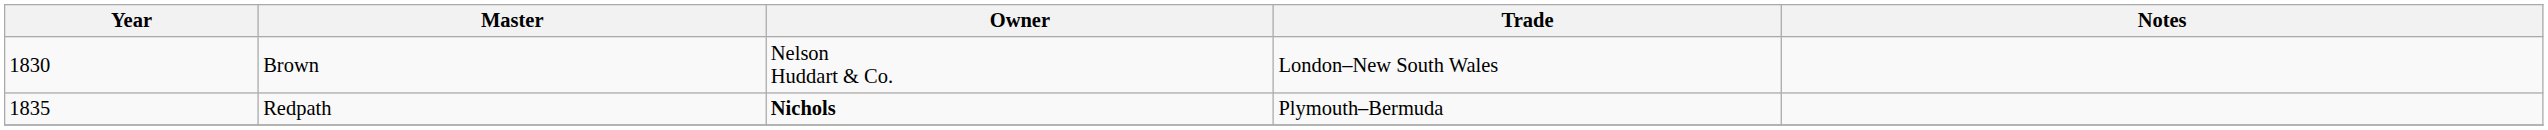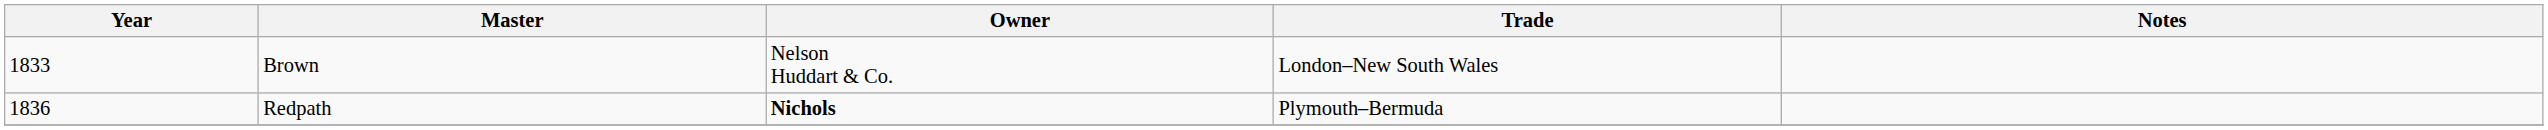(30, 64) 1830 -> (30, 64) 1833
(30, 108) 1835 -> (30, 108) 1836
